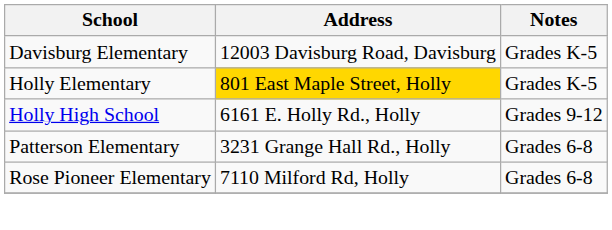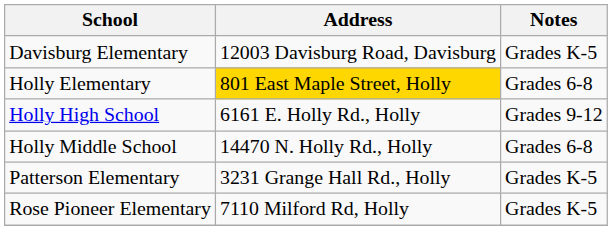(551, 83) Grades K-5 -> (549, 83) Grades 6-8
+ row: (93, 146)
(549, 146) Grades 6-8 -> (551, 177) Grades K-5
(549, 177) Grades 6-8 -> (551, 209) Grades K-5
